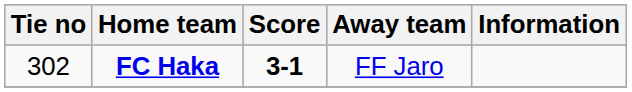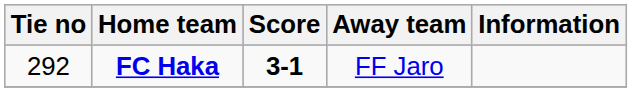(48, 65) 302 -> (48, 65) 292
